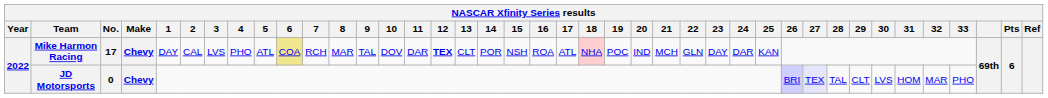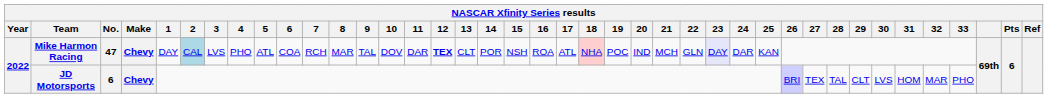(111, 51) 17 -> (111, 51) 47
(193, 51) no background -> (193, 51) lightblue background
(290, 51) khaki background -> (290, 51) no background
(718, 51) no background -> (718, 51) lavender background
(111, 79) 0 -> (111, 79) 6
(815, 79) lavender background -> (815, 79) no background
